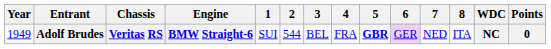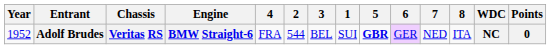columns swapped: (268, 14) <-> (346, 14)
(19, 34) 1949 -> (19, 34) 1952
